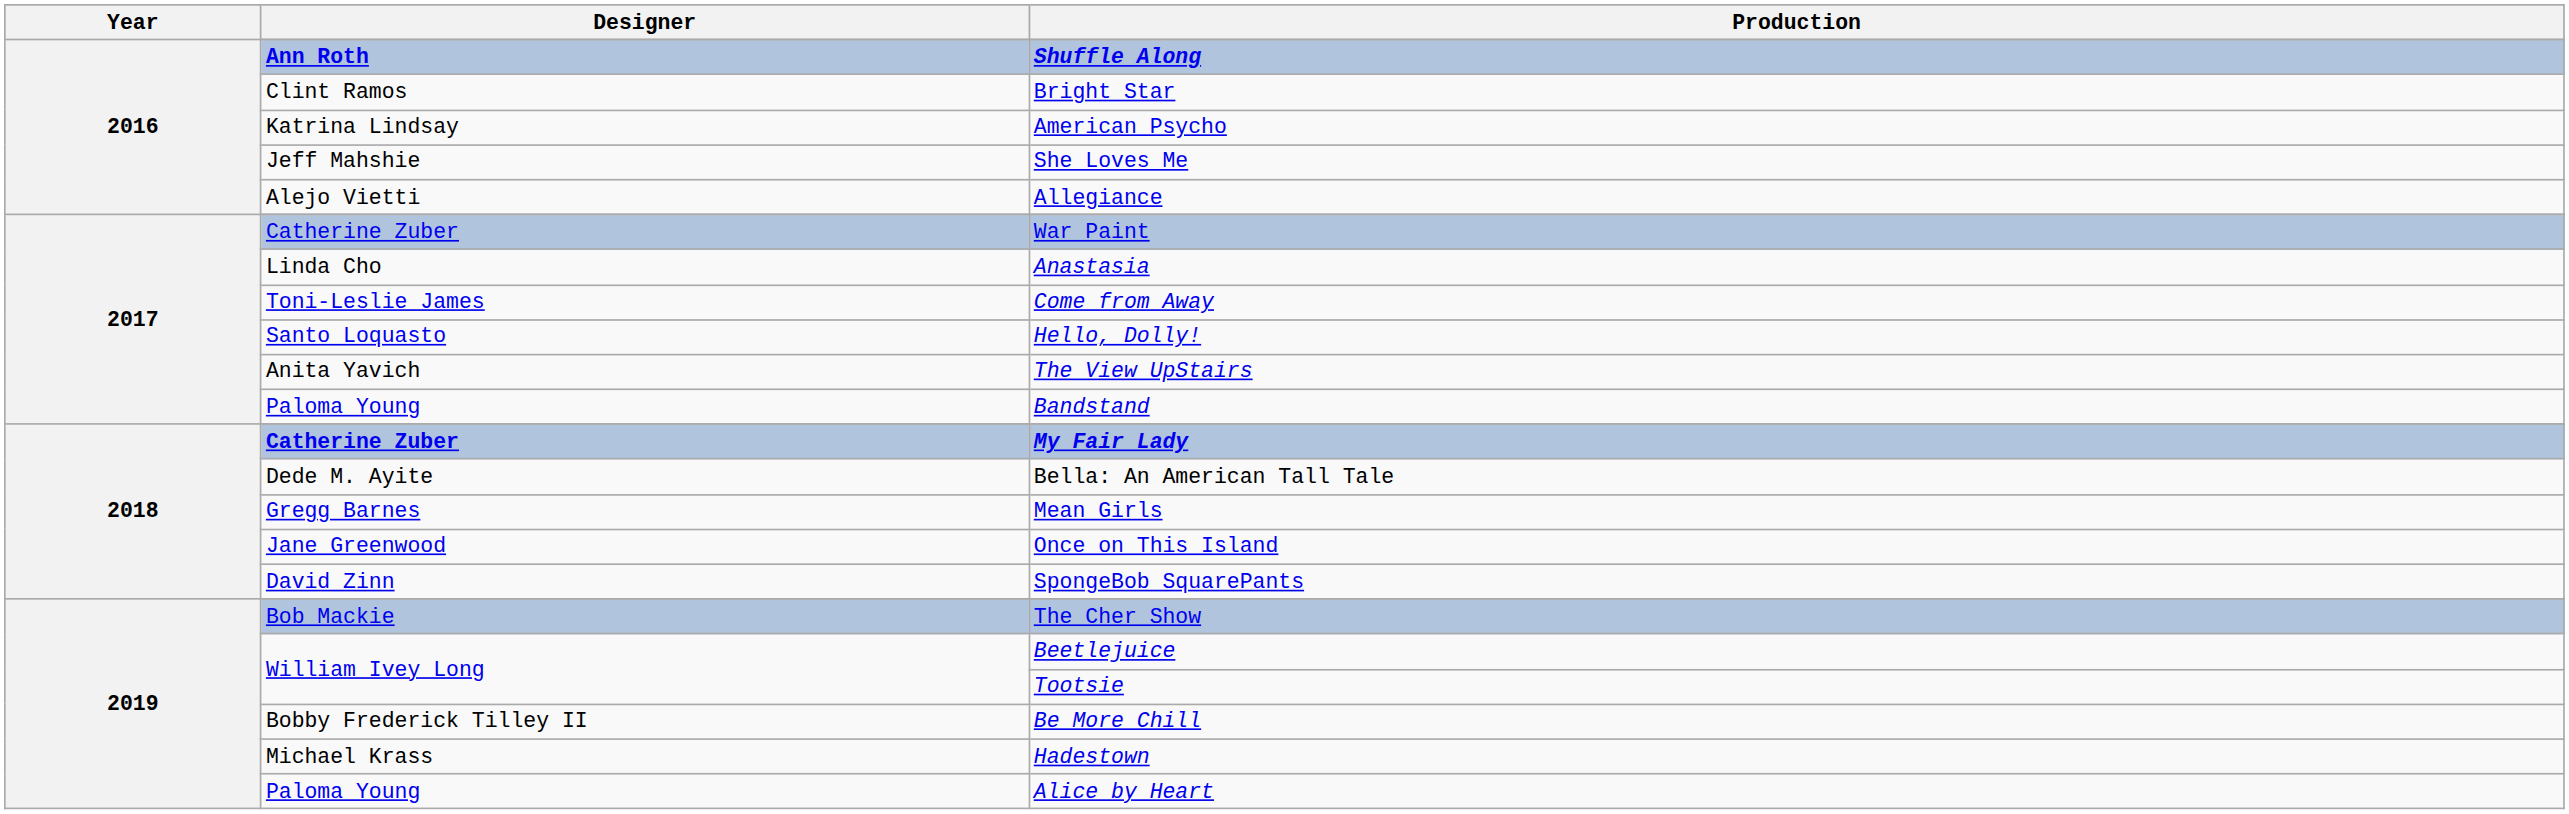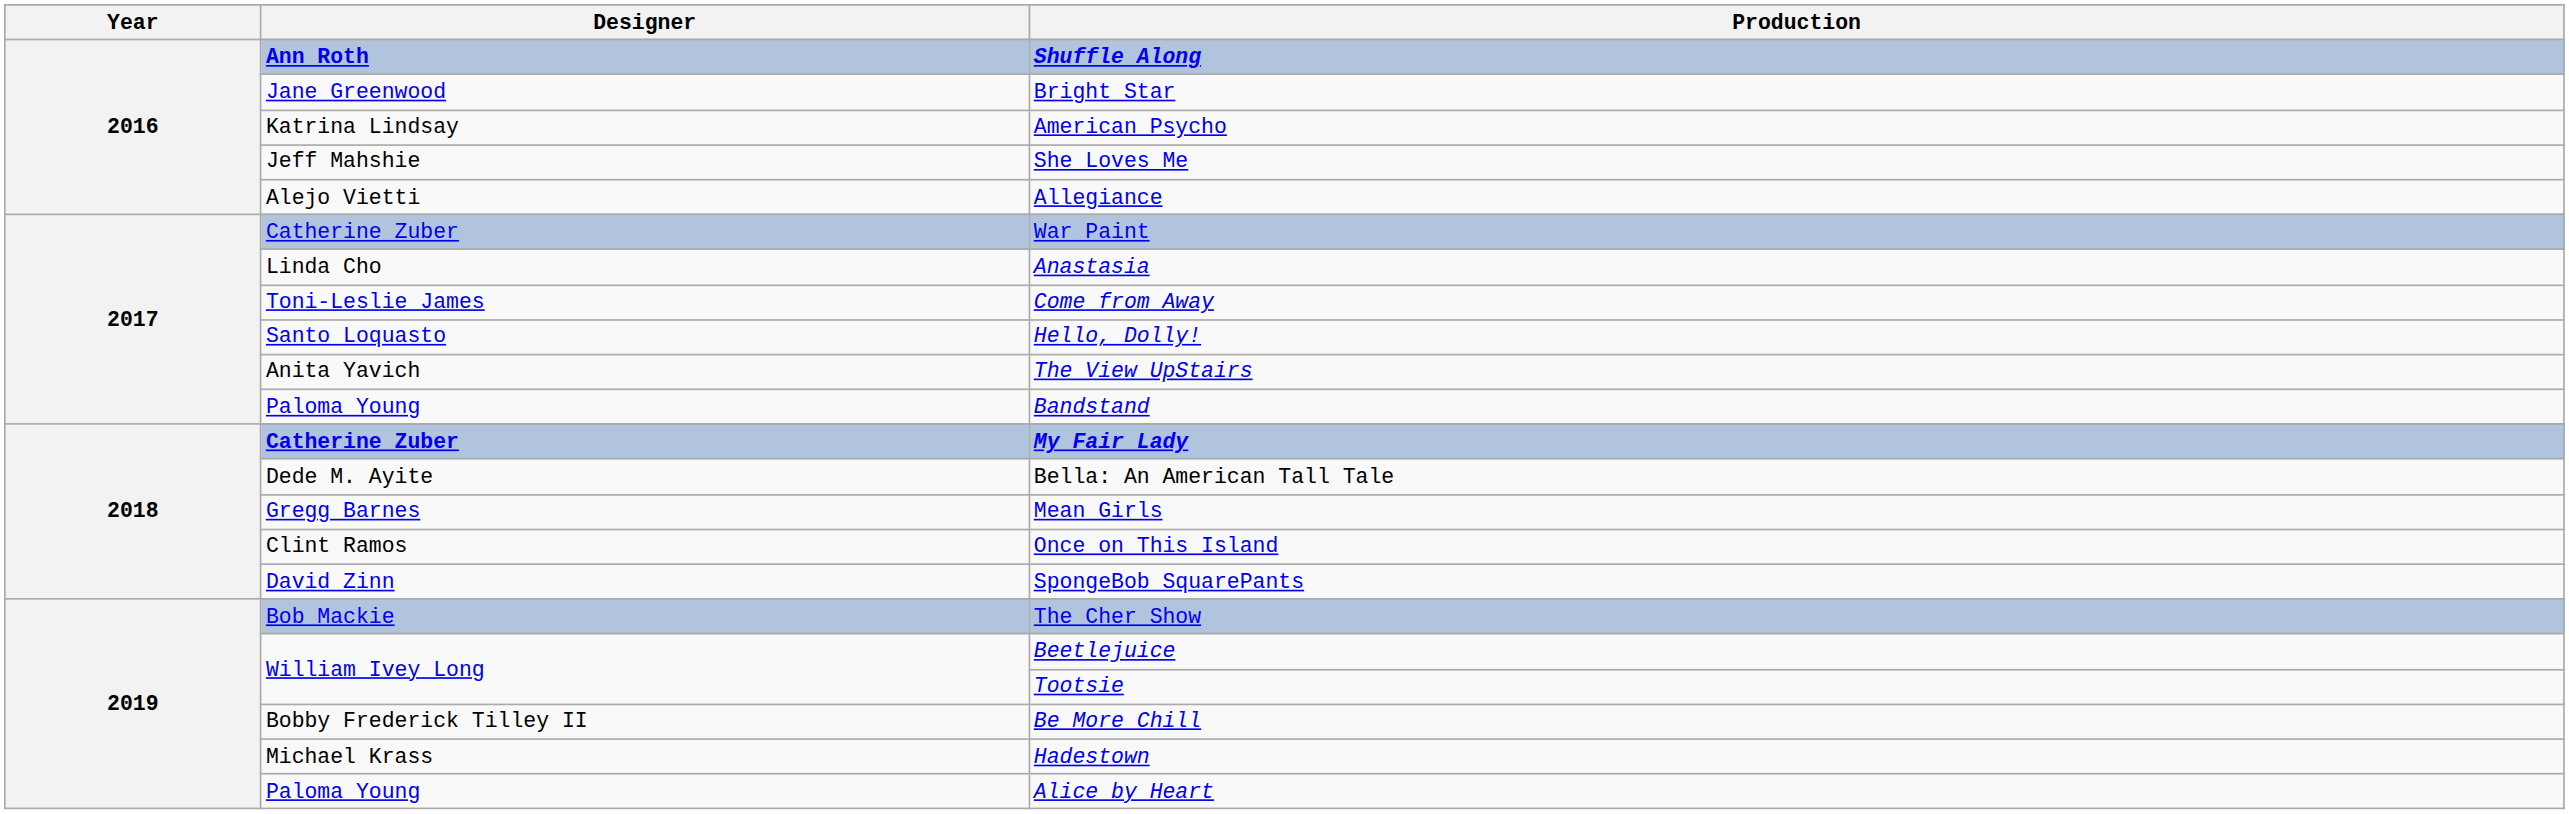(337, 92) Clint Ramos -> (356, 92) Jane Greenwood
(356, 547) Jane Greenwood -> (337, 547) Clint Ramos
